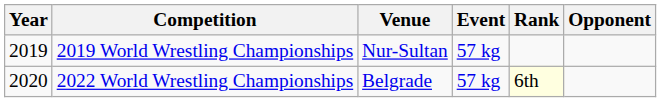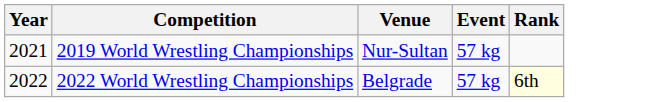- column: (610, 19)
(28, 50) 2019 -> (28, 50) 2021
(28, 81) 2020 -> (28, 81) 2022
